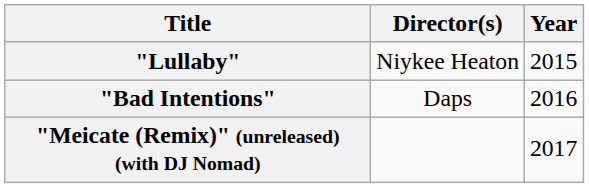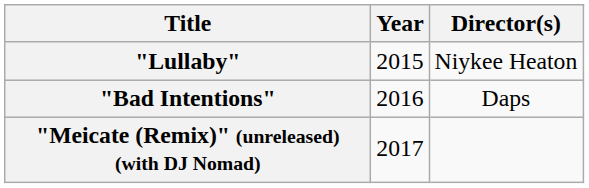columns swapped: (554, 23) <-> (448, 23)
